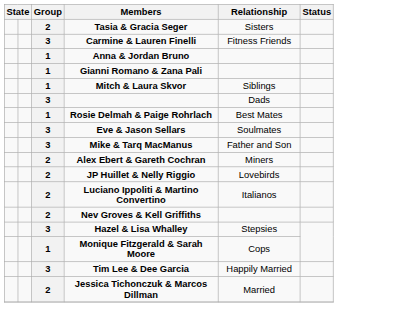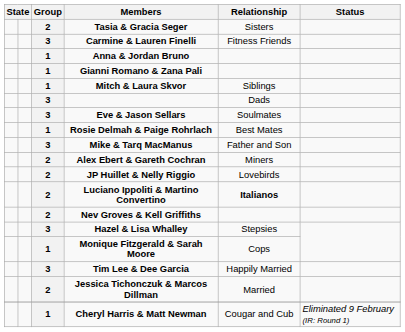rows swapped: (48, 130) <-> (48, 116)
(259, 195) normal -> (259, 195) bold
+ row: (48, 315)
